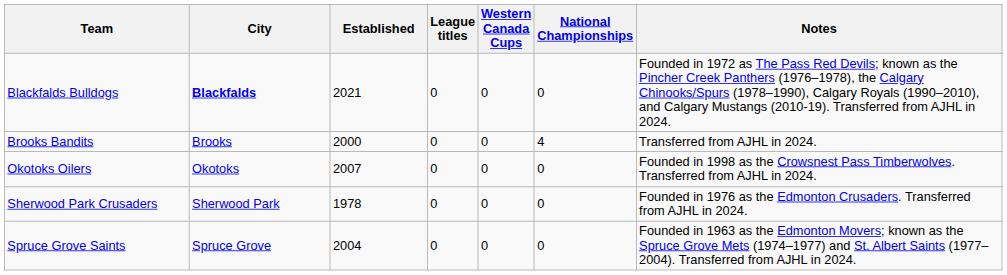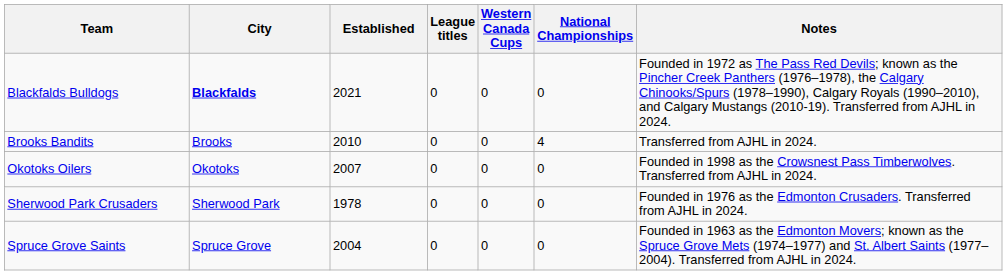(347, 141) 2000 -> (347, 141) 2010
